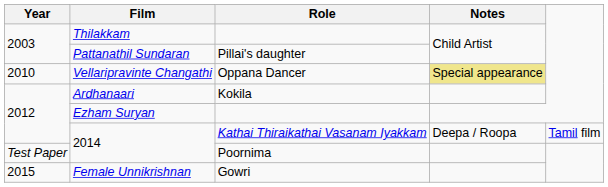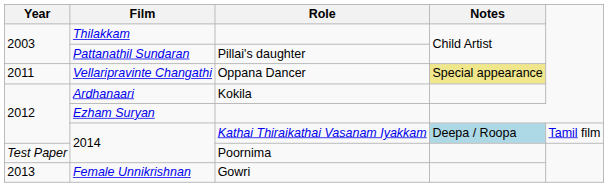(21, 73) 2010 -> (21, 73) 2011
(474, 133) no background -> (474, 133) lightblue background
(21, 172) 2015 -> (21, 172) 2013
